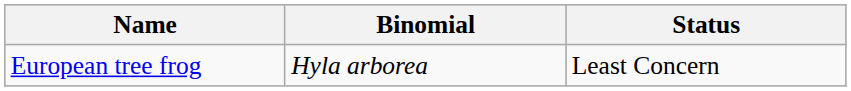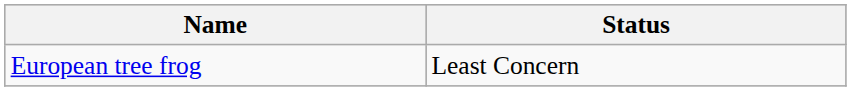- column: (426, 24)
